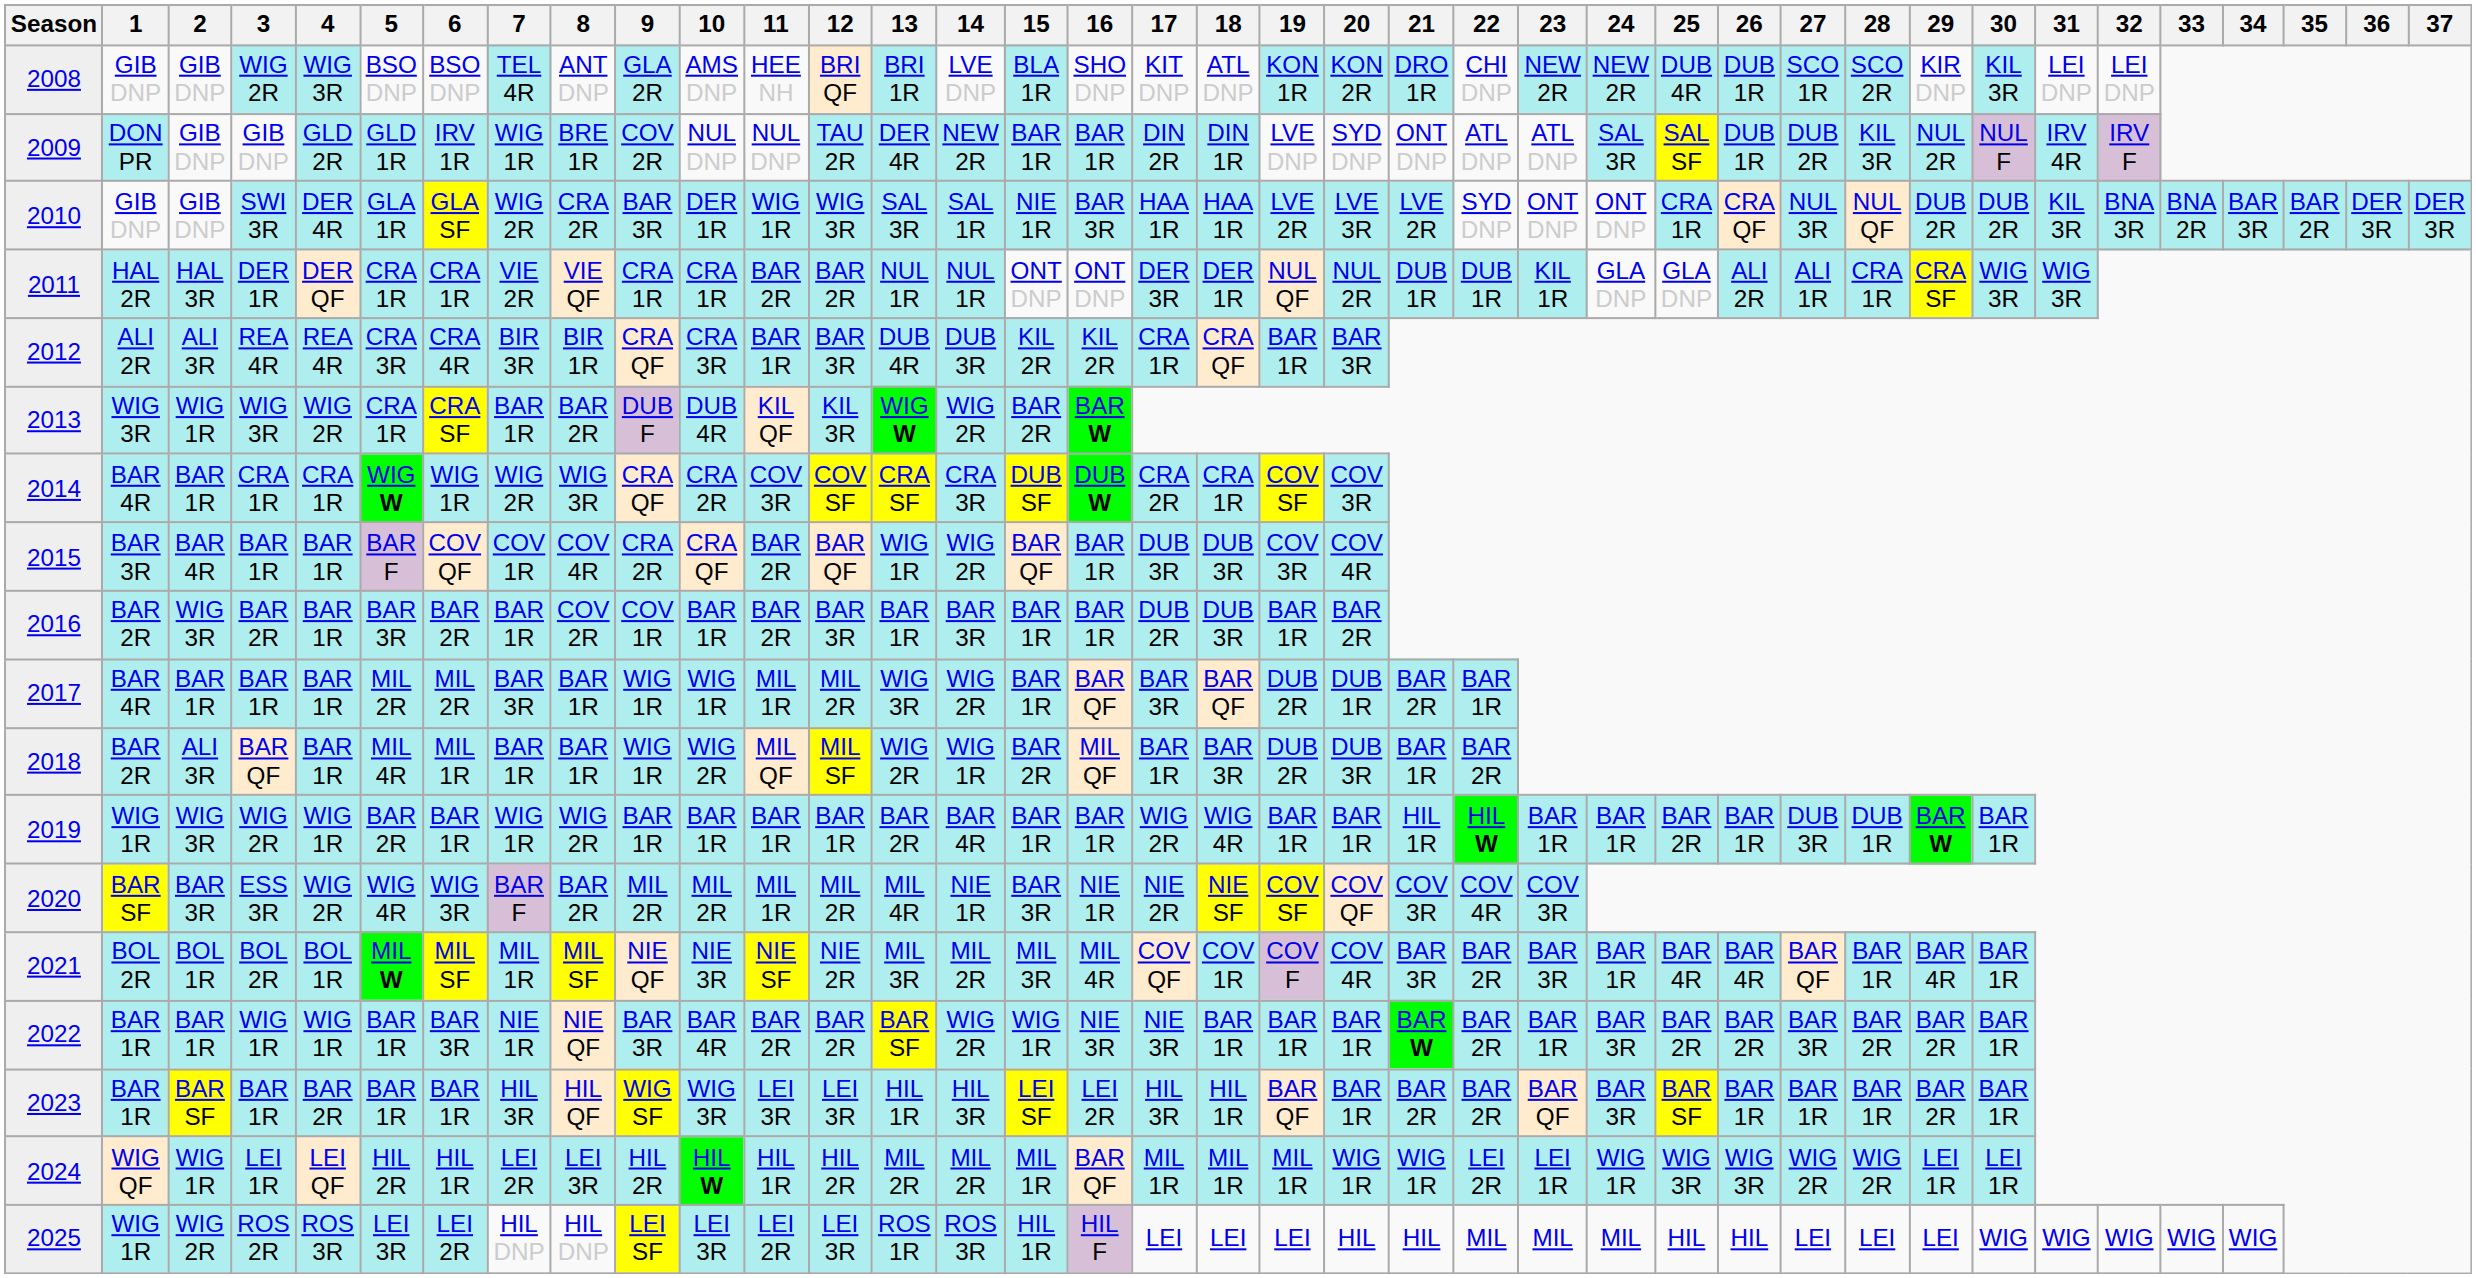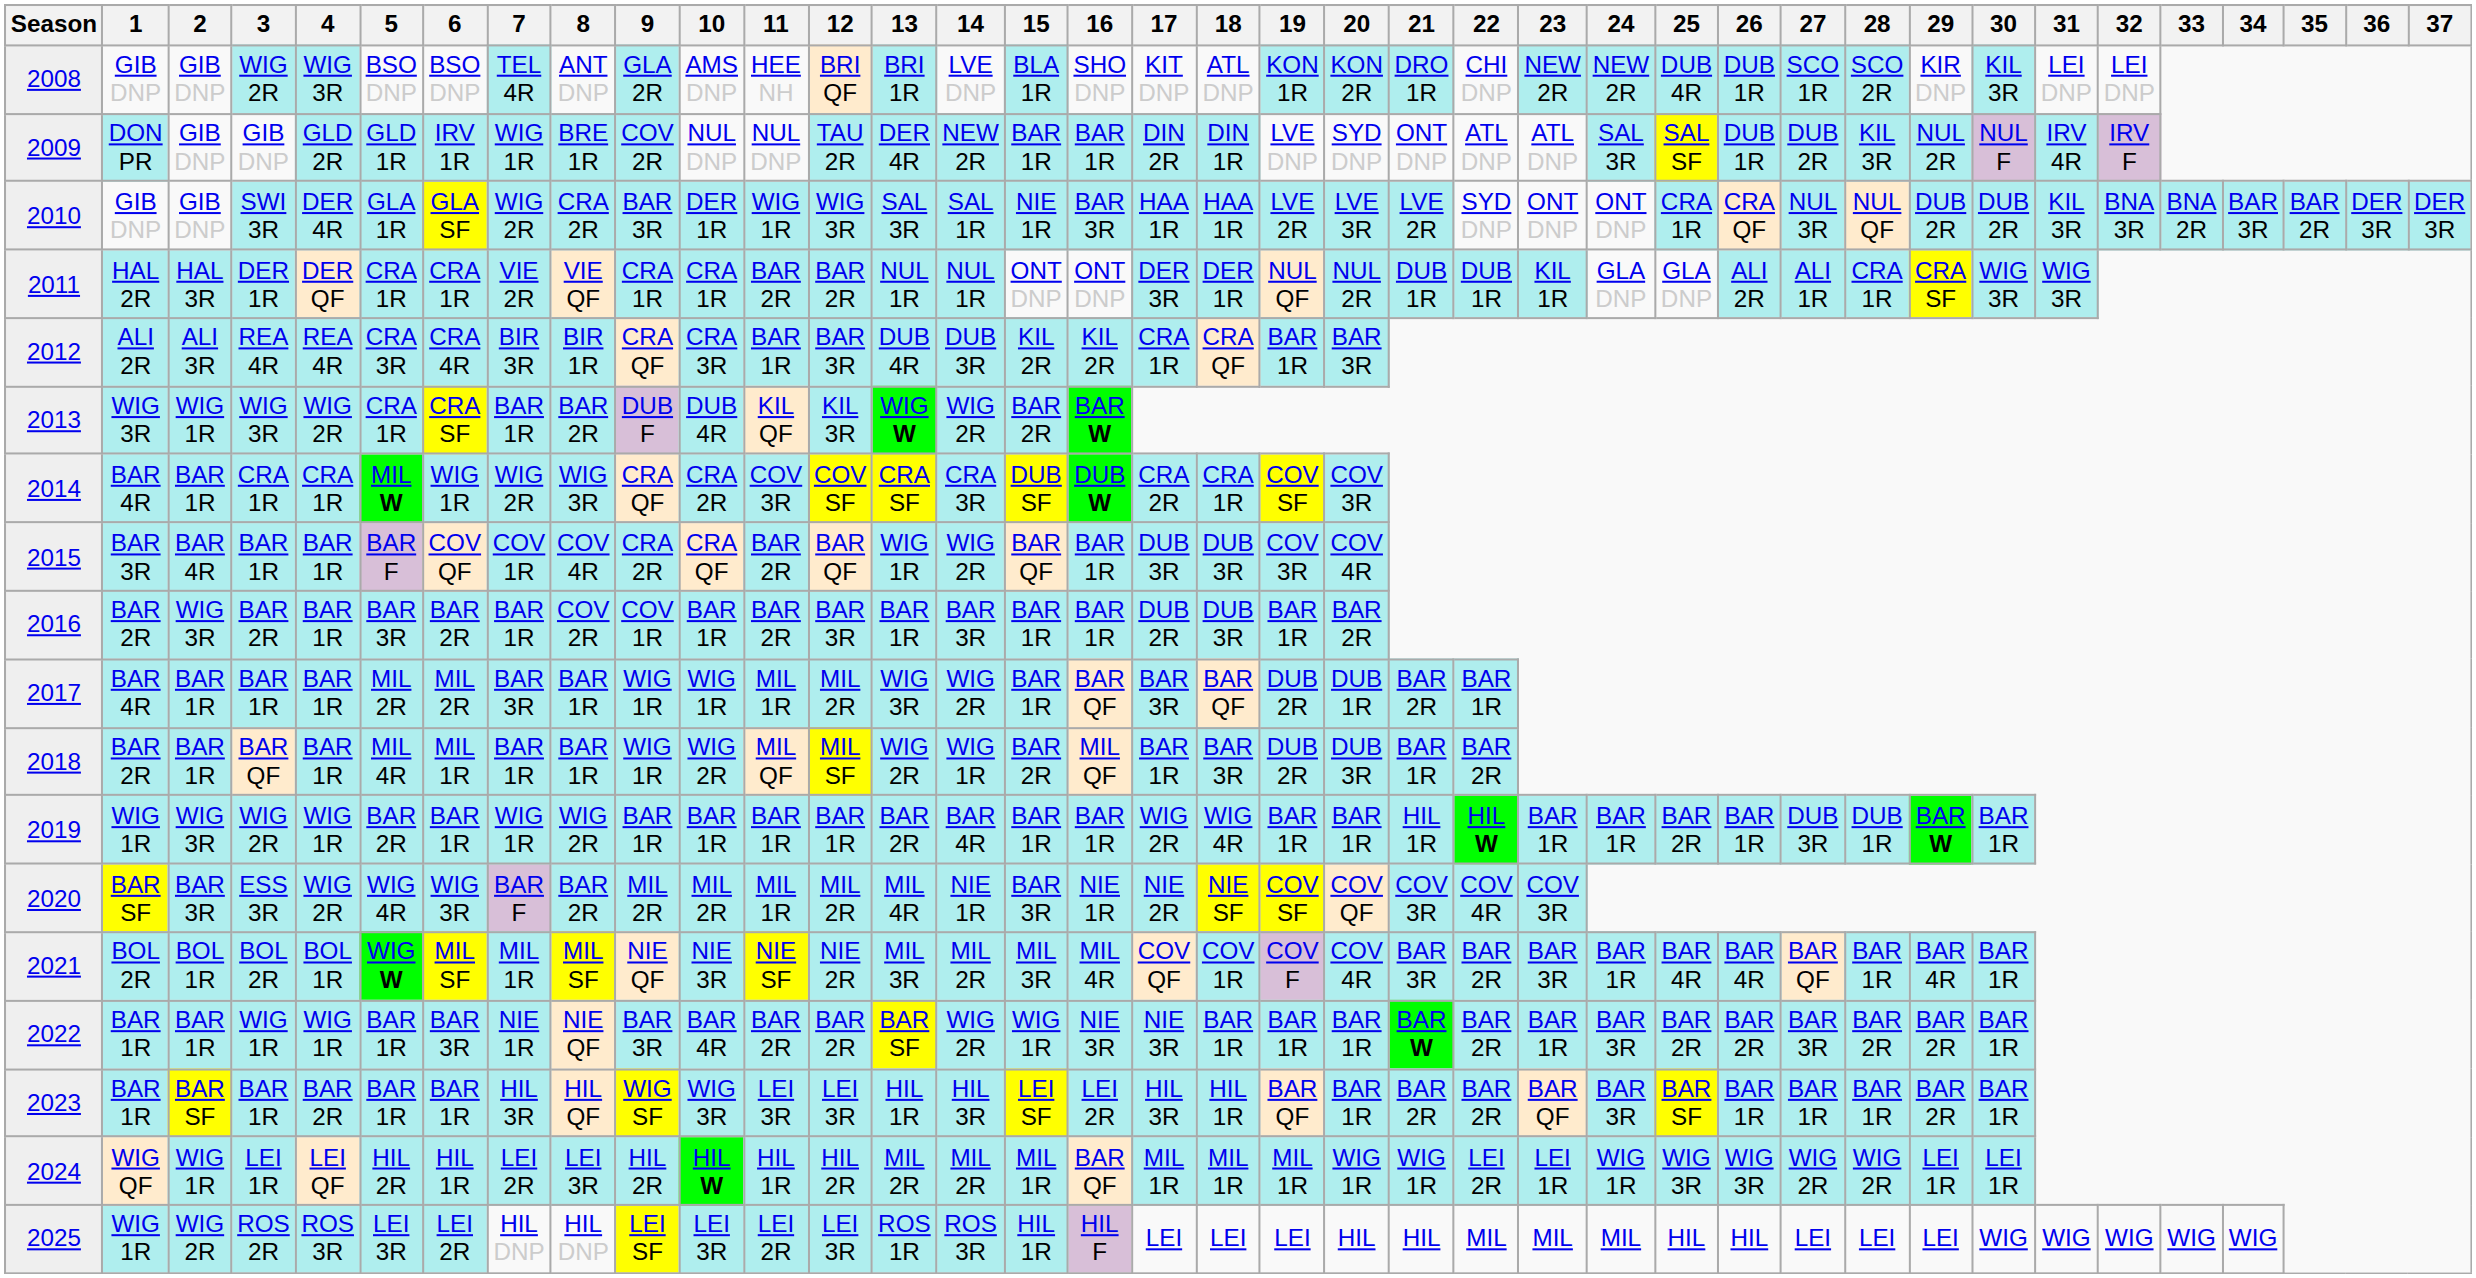(391, 489) WIG W -> (391, 489) MIL W
(200, 761) ALI 3R -> (200, 761) BAR 1R
(391, 966) MIL W -> (391, 966) WIG W
